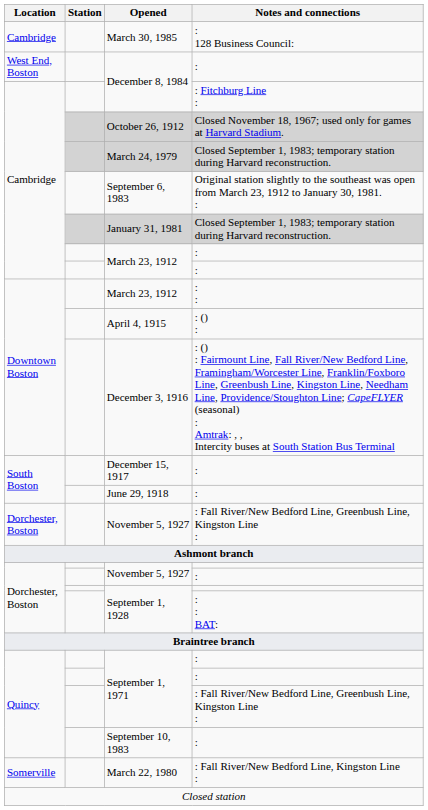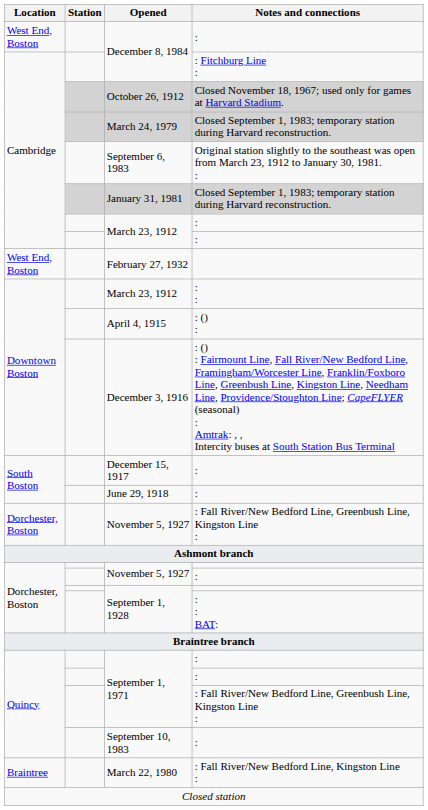- row: (142, 36)
+ row: (147, 263)
(31, 772) Somerville -> (27, 772) Braintree
